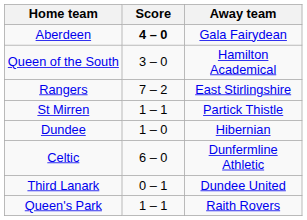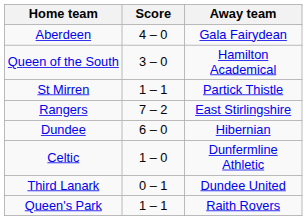(153, 34) bold -> (153, 34) normal
rows swapped: (63, 89) <-> (63, 110)
(153, 130) 1 – 0 -> (153, 130) 6 – 0
(153, 158) 6 – 0 -> (153, 158) 1 – 0
